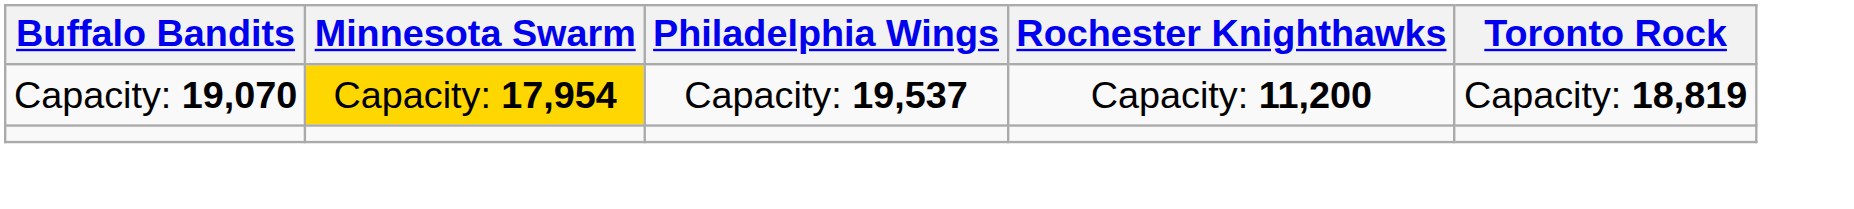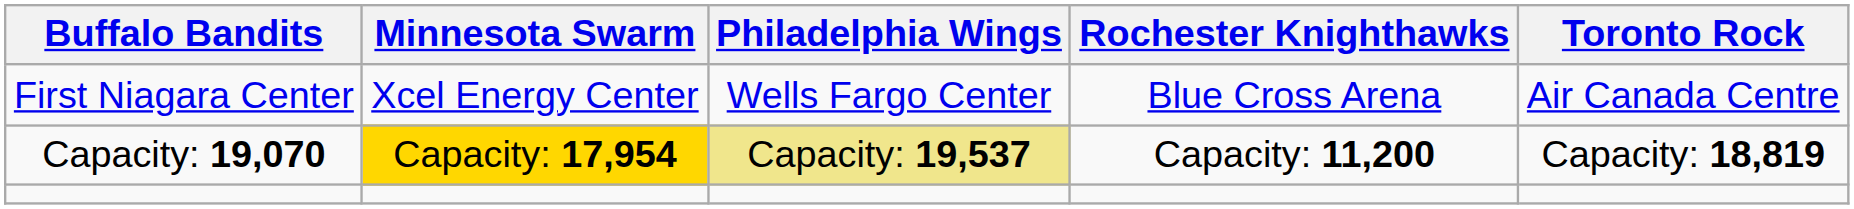+ row: (184, 94)
(826, 94) no background -> (889, 154) khaki background
